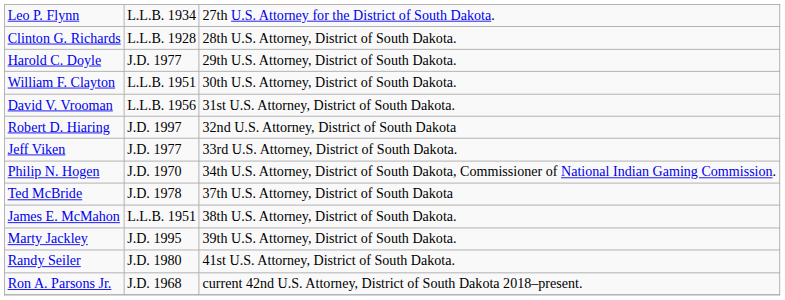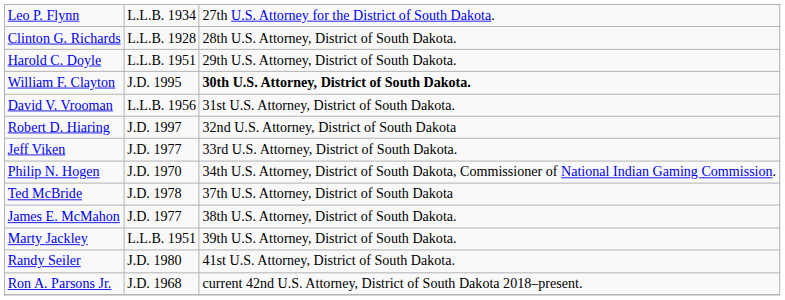(154, 60) J.D. 1977 -> (162, 60) L.L.B. 1951
(162, 82) L.L.B. 1951 -> (154, 82) J.D. 1995
(330, 82) normal -> (337, 82) bold
(162, 216) L.L.B. 1951 -> (154, 216) J.D. 1977
(154, 238) J.D. 1995 -> (162, 238) L.L.B. 1951
